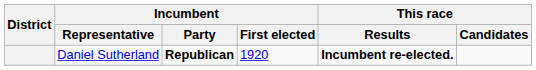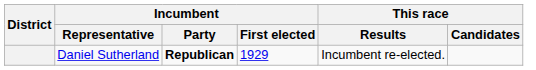(254, 55) 1920 -> (254, 55) 1929
(387, 55) bold -> (383, 55) normal
